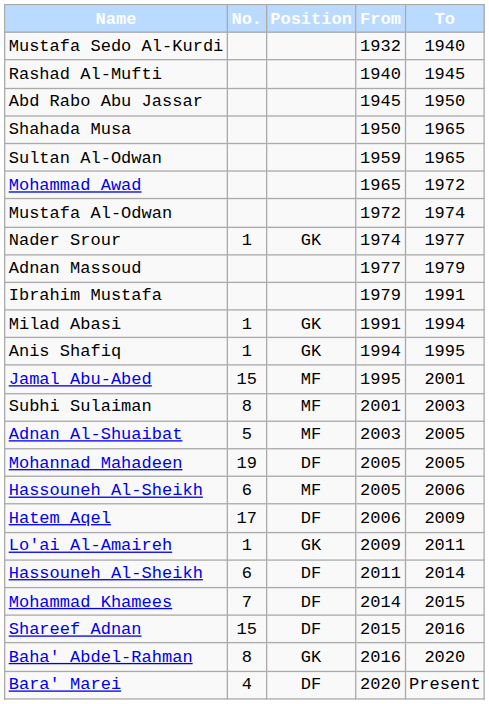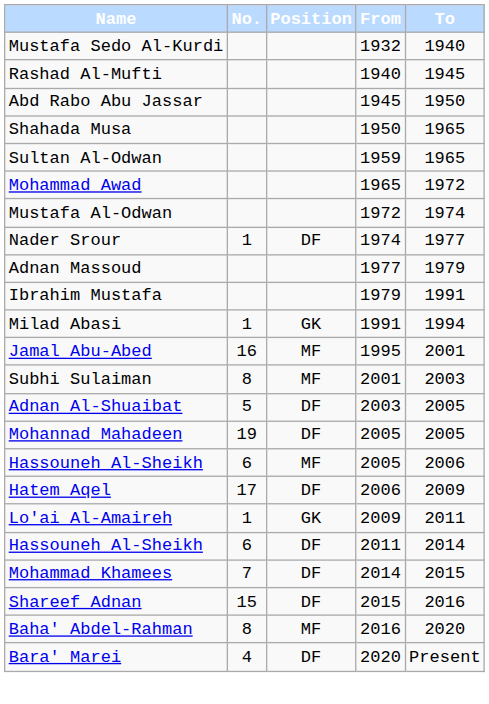(311, 241) GK -> (311, 241) DF
- row: (65, 352)
(247, 379) 15 -> (247, 352) 16
(311, 435) MF -> (311, 407) DF
(311, 657) GK -> (311, 629) MF
